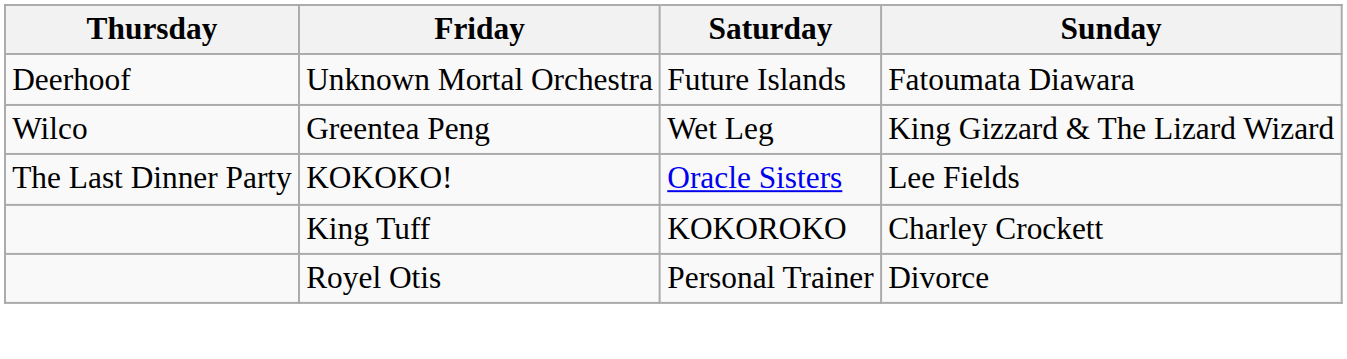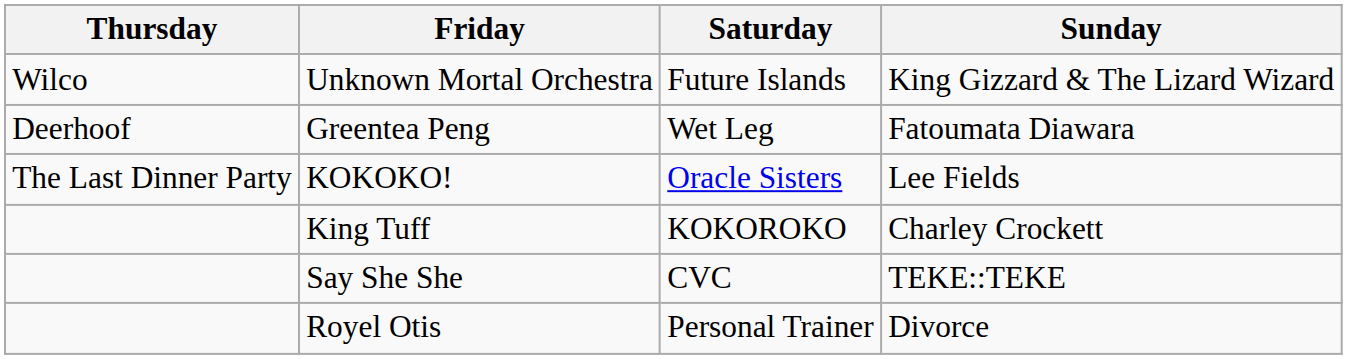(71, 79) Deerhoof -> (50, 79) Wilco
(1011, 79) Fatoumata Diawara -> (1111, 79) King Gizzard & The Lizard Wizard
(50, 128) Wilco -> (71, 128) Deerhoof
(1111, 128) King Gizzard & The Lizard Wizard -> (1011, 128) Fatoumata Diawara
+ row: (385, 278)
